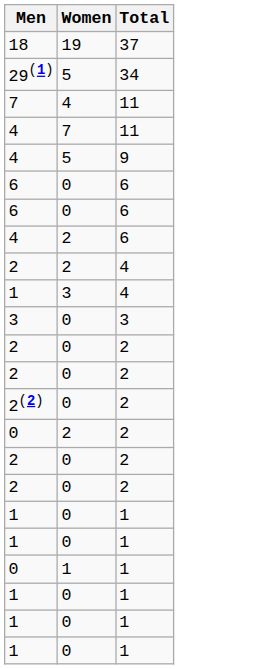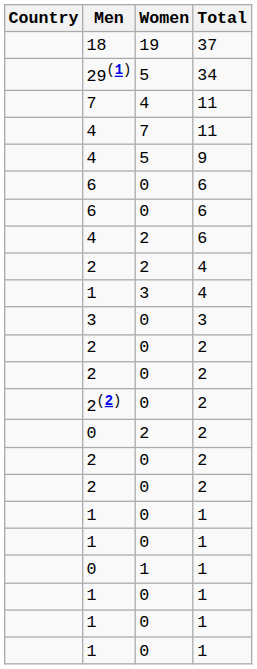+ column: (44, 18)
